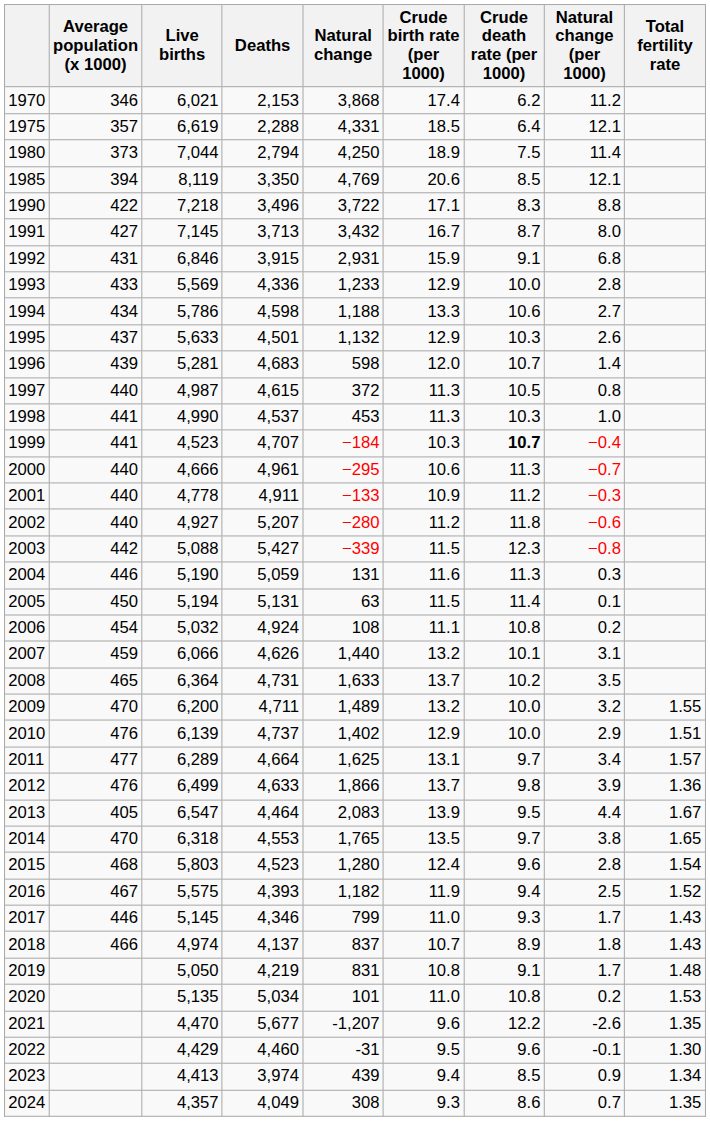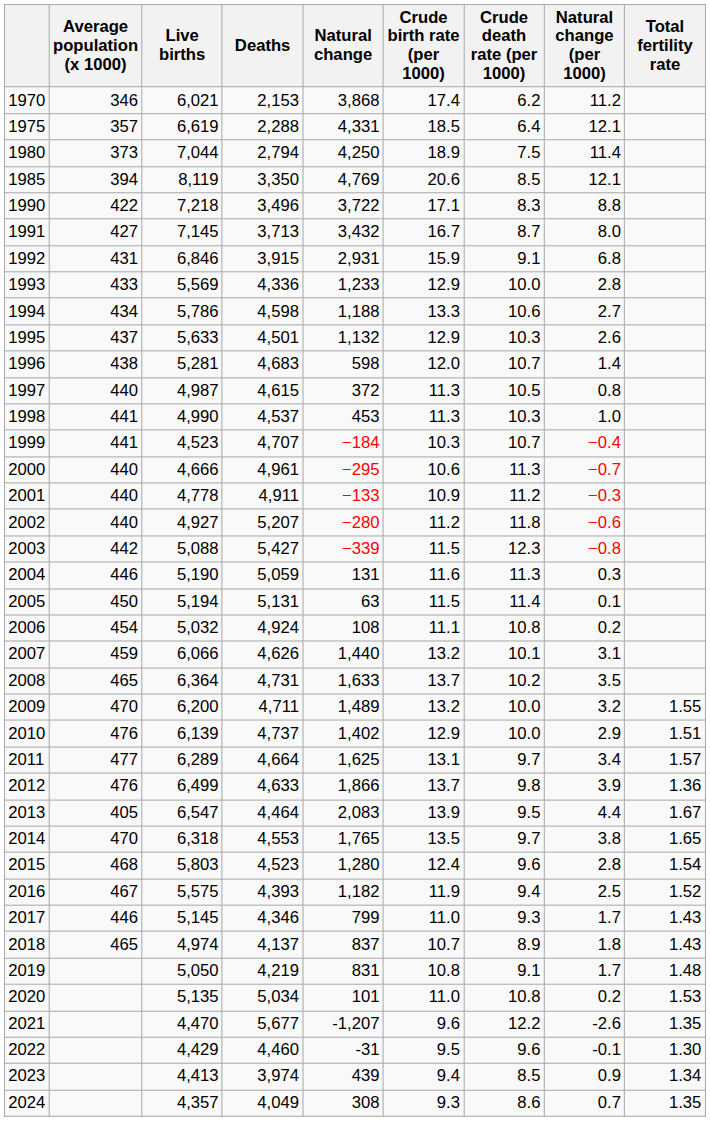(124, 364) 439 -> (124, 364) 438
(524, 443) bold -> (524, 443) normal
(124, 944) 466 -> (124, 944) 465
